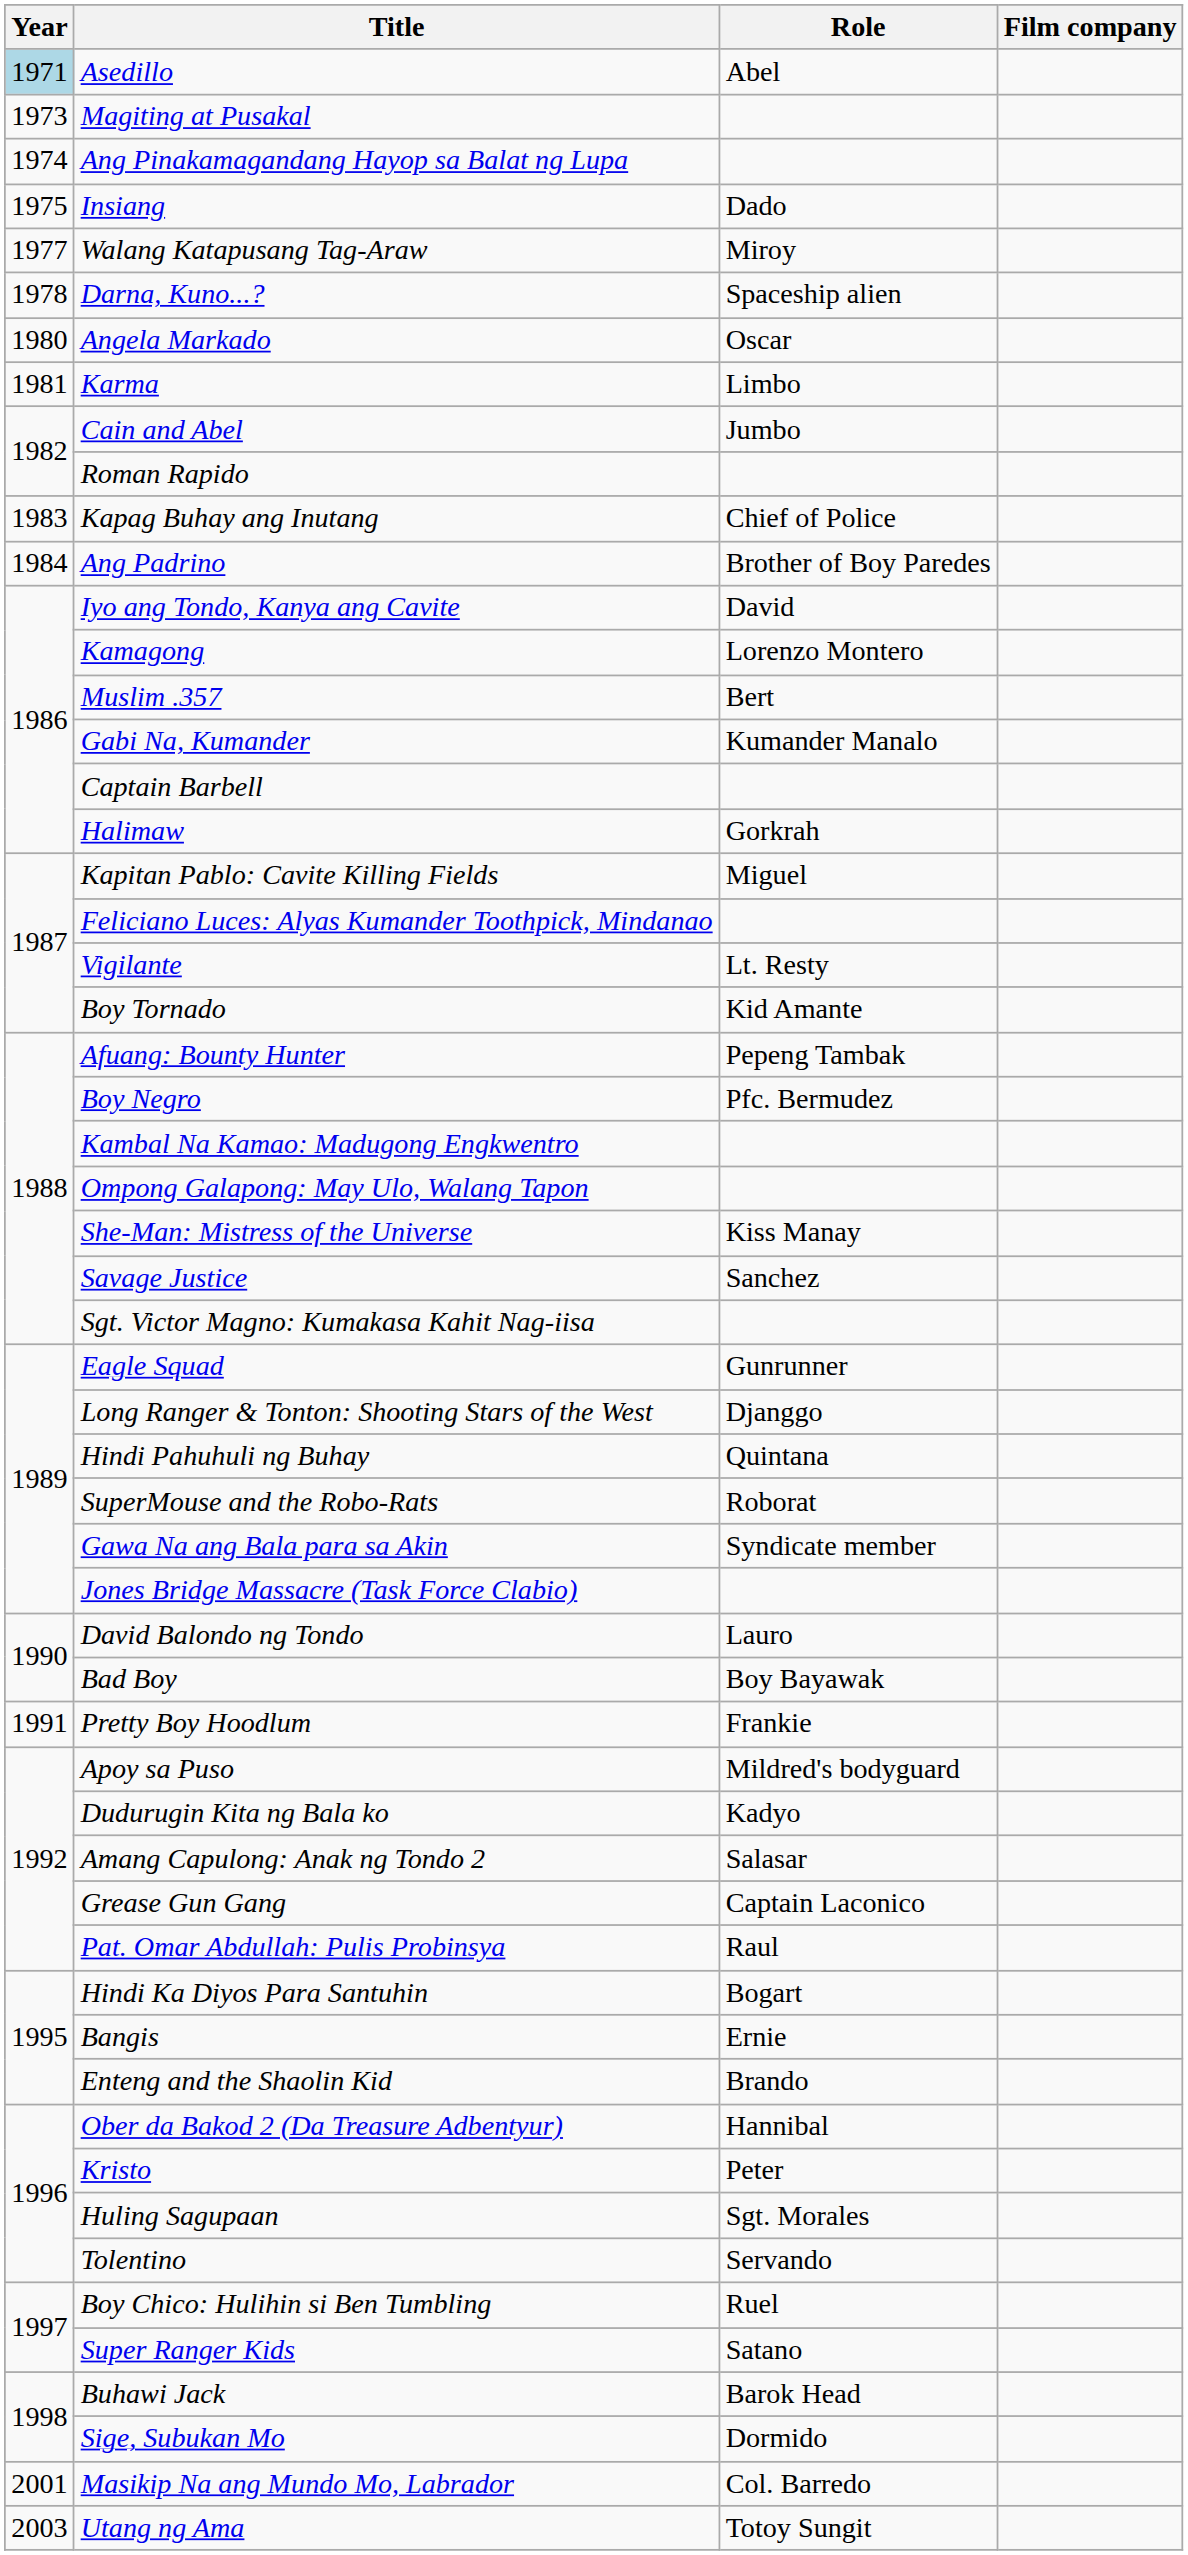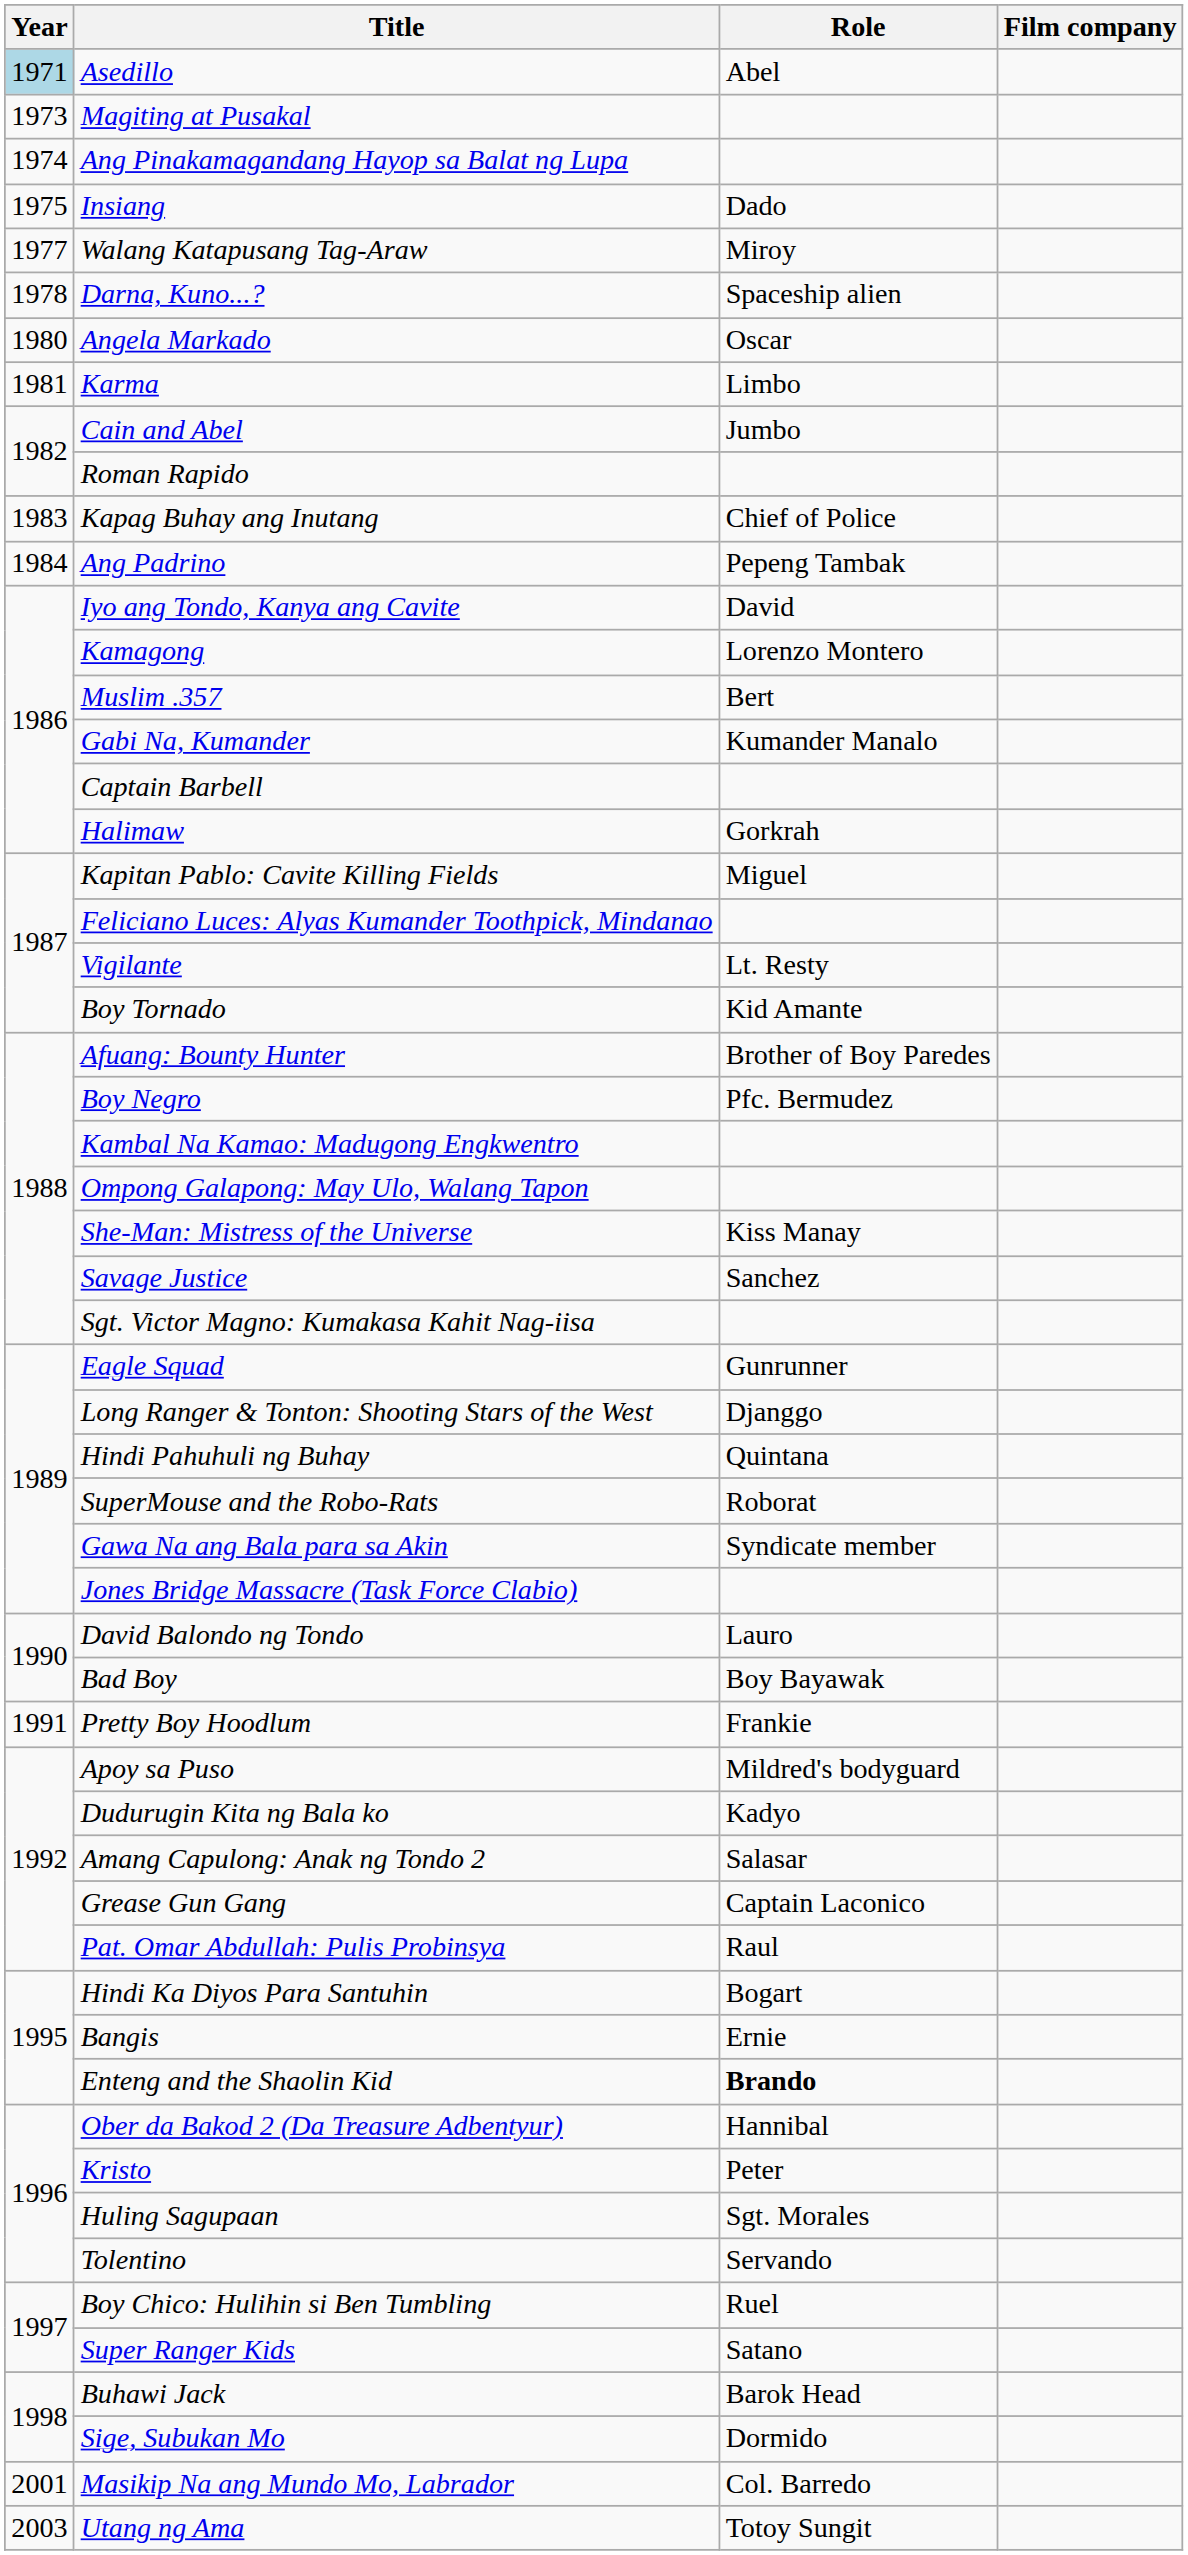(858, 562) Brother of Boy Paredes -> (815, 562) Pepeng Tambak
(815, 1054) Pepeng Tambak -> (858, 1054) Brother of Boy Paredes
(767, 2081) normal -> (771, 2081) bold
